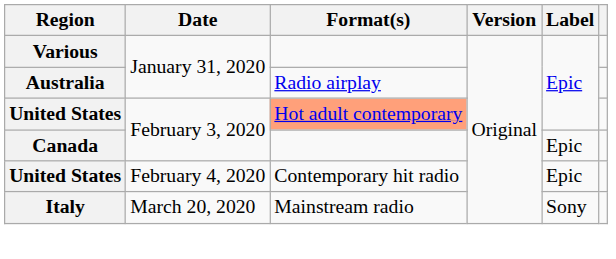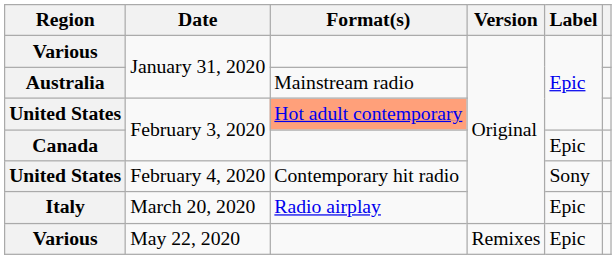(328, 82) Radio airplay -> (344, 82) Mainstream radio
(564, 176) Epic -> (570, 176) Sony
(344, 207) Mainstream radio -> (328, 207) Radio airplay
(566, 207) Sony -> (567, 207) Epic
+ row: (65, 238)
